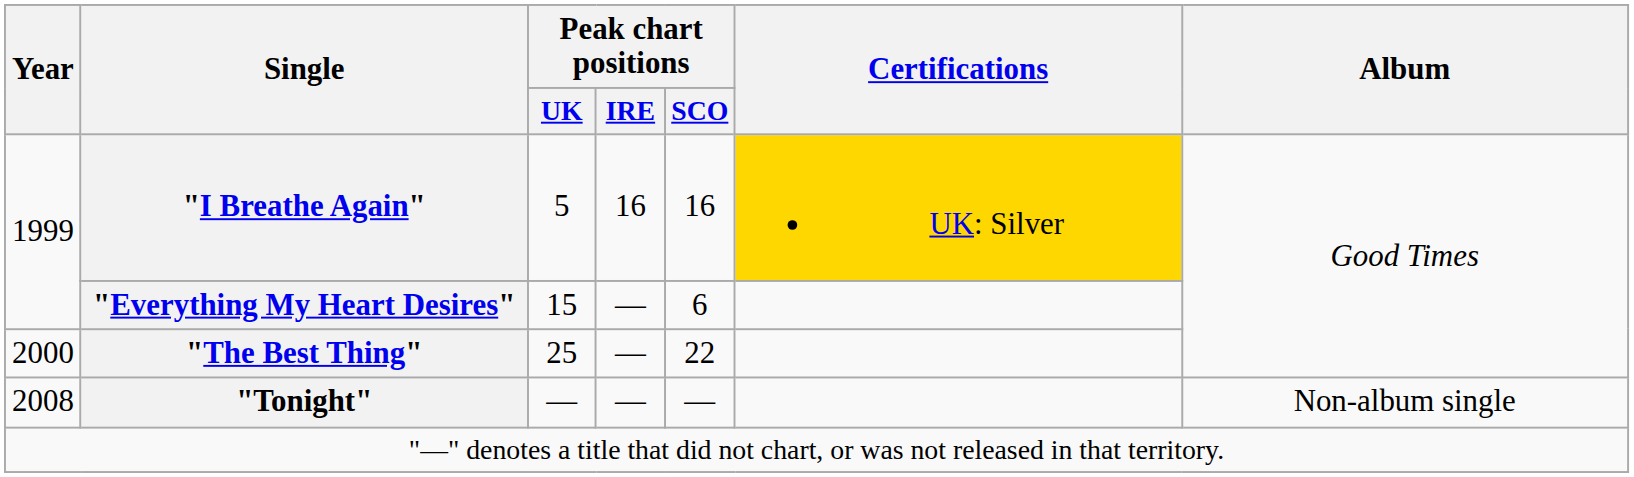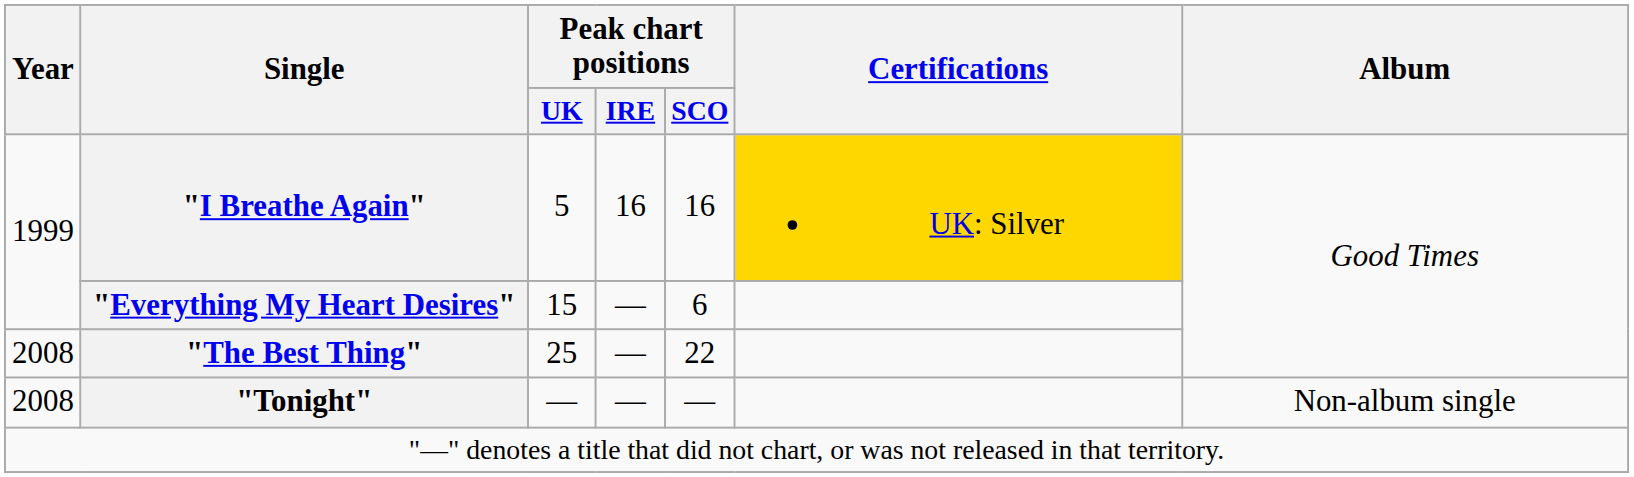(43, 352) 2000 -> (43, 352) 2008
